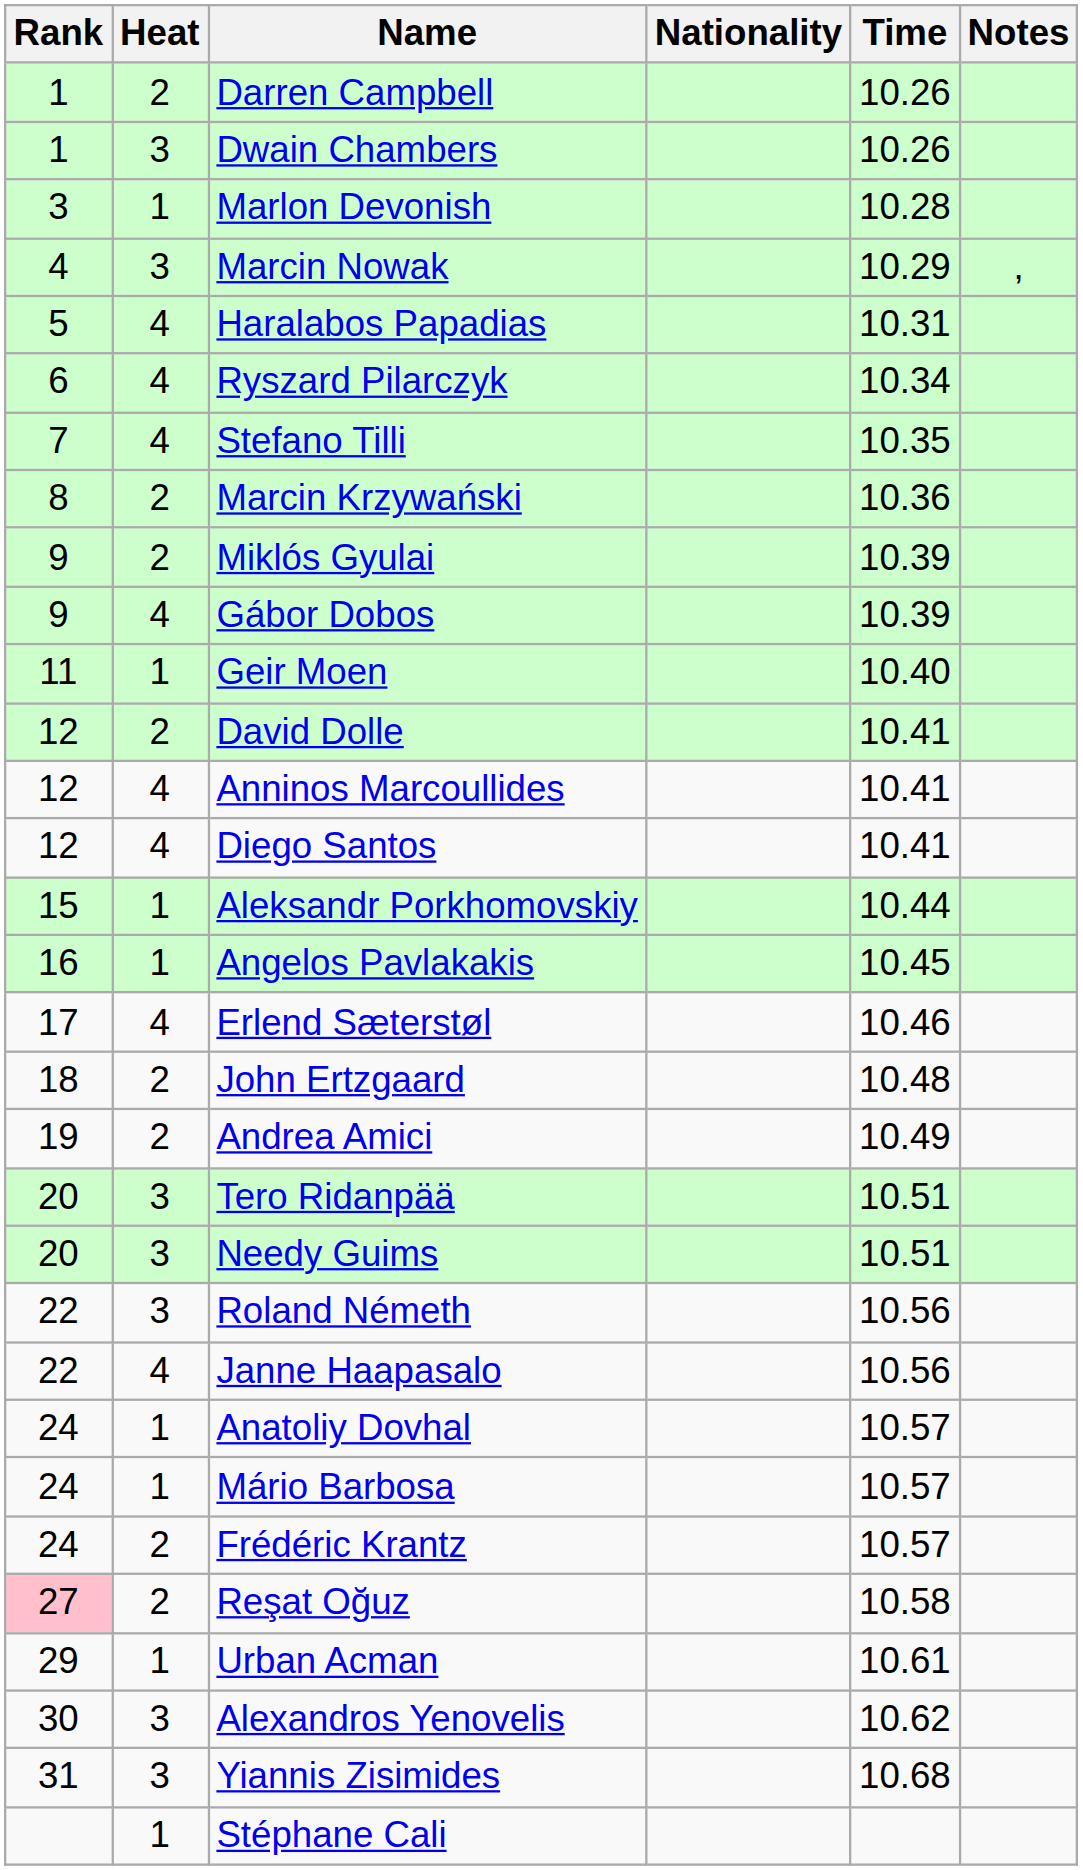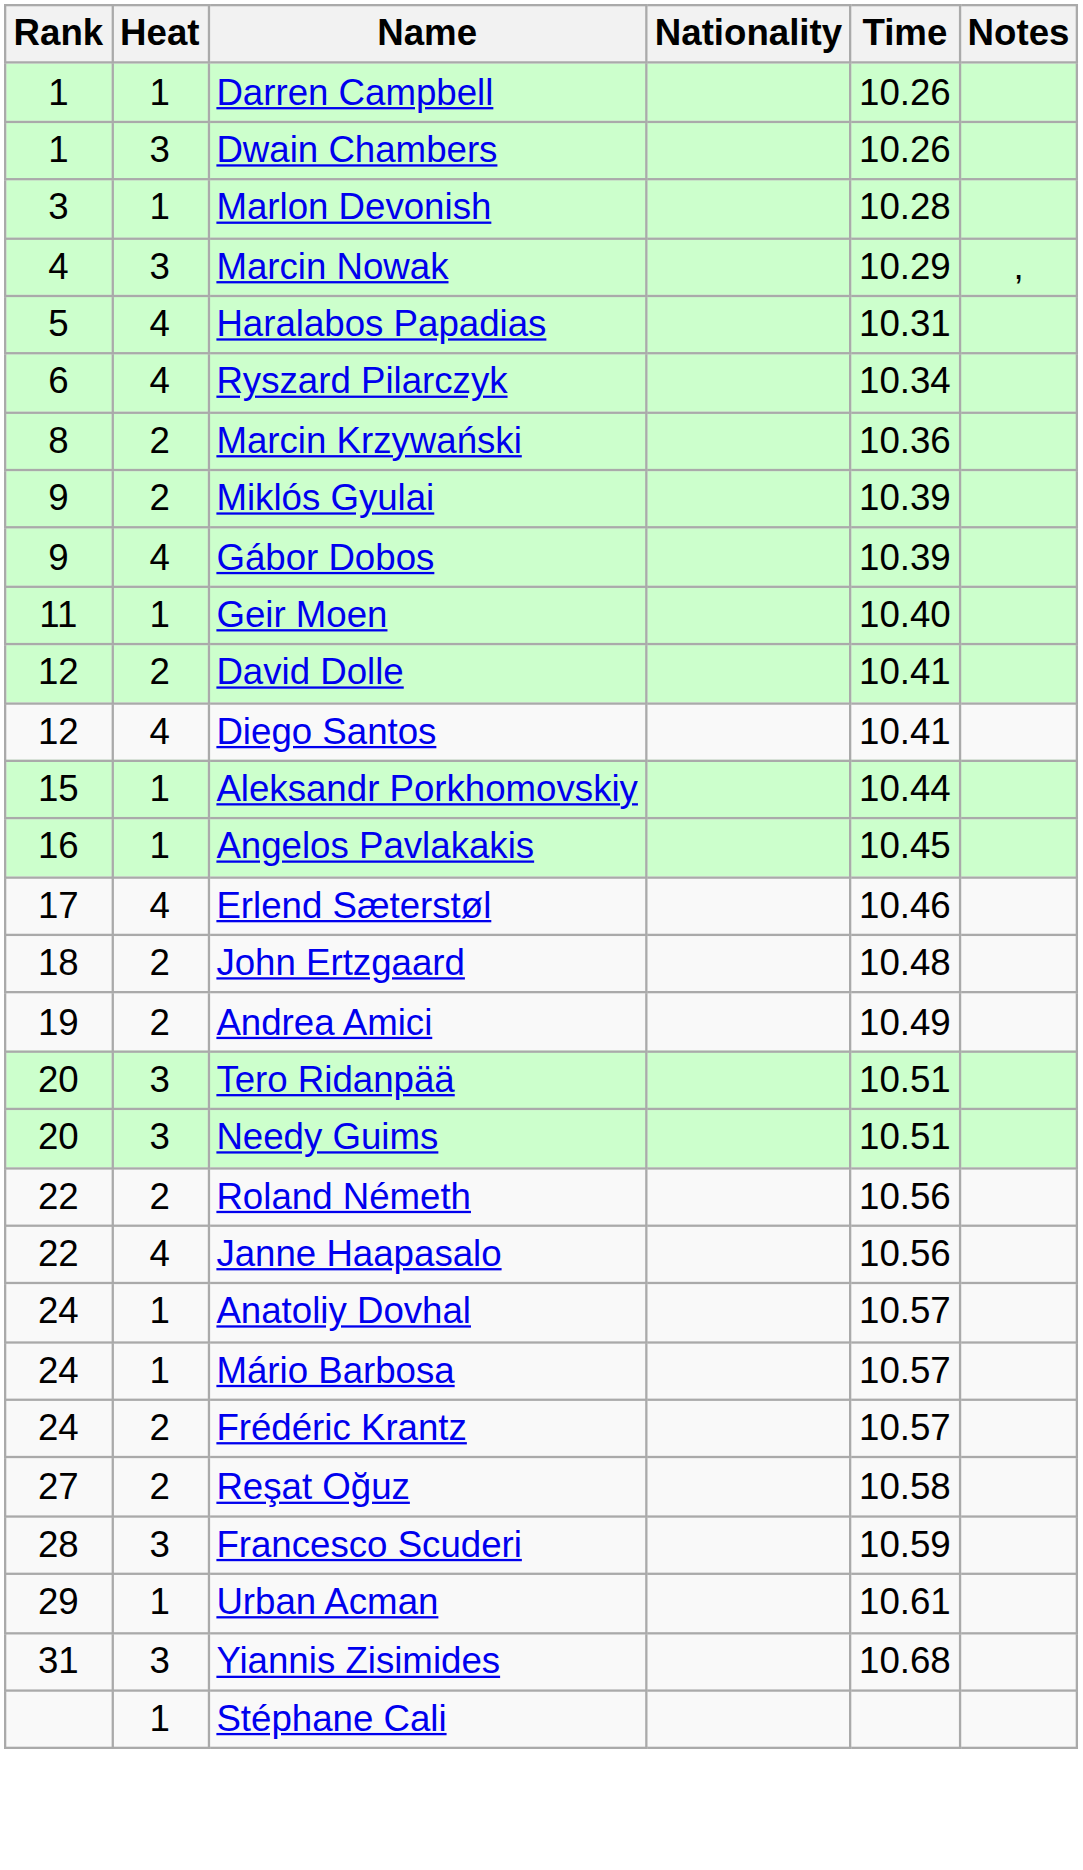(160, 91) 2 -> (160, 91) 1
- row: (311, 440)
- row: (391, 788)
(160, 1311) 3 -> (160, 1195) 2
(58, 1602) pink background -> (58, 1486) no background
+ row: (369, 1544)
- row: (391, 1718)
